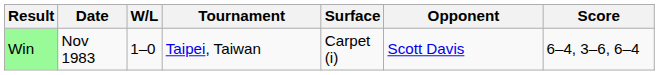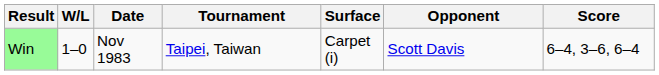columns swapped: (144, 16) <-> (92, 16)
